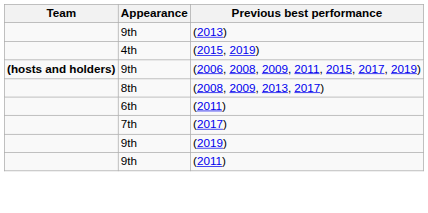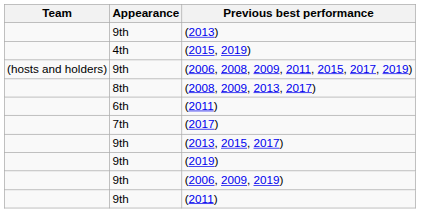(61, 69) bold -> (57, 69) normal
+ row: (121, 143)
+ row: (121, 180)
